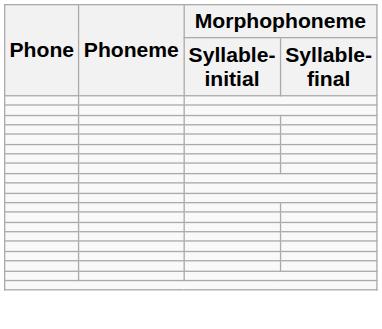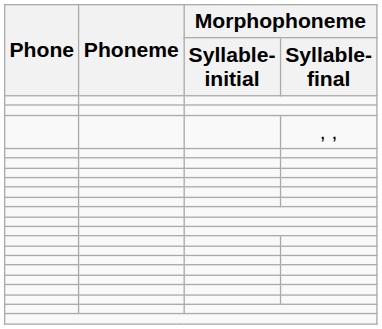+ row: (42, 132)
